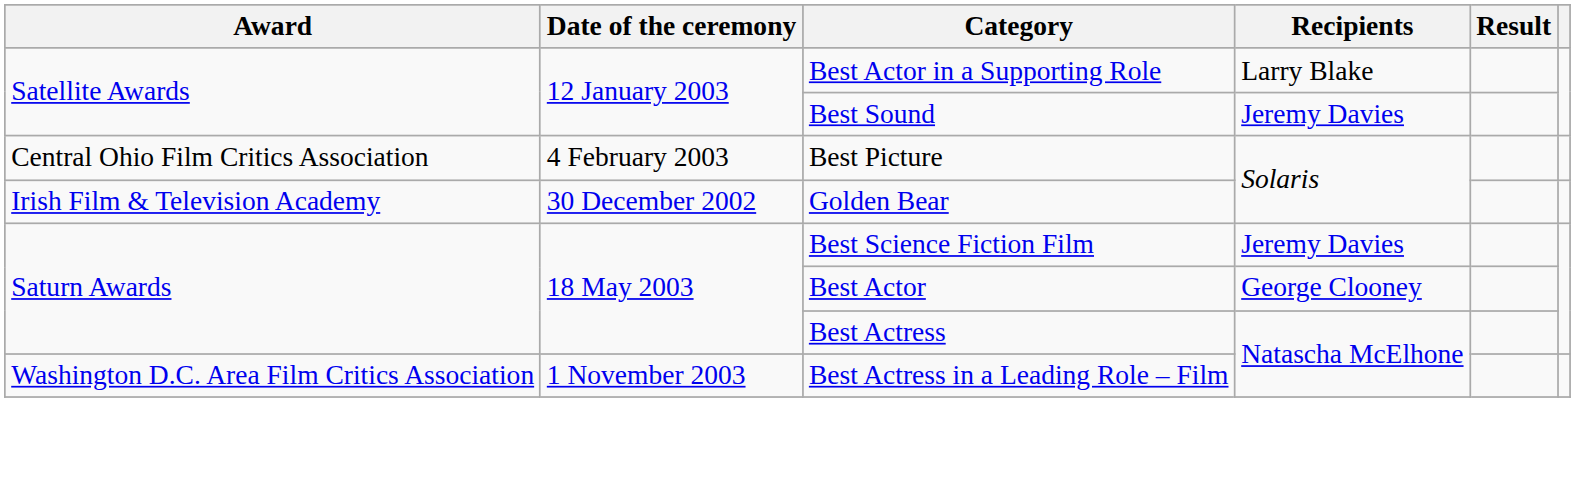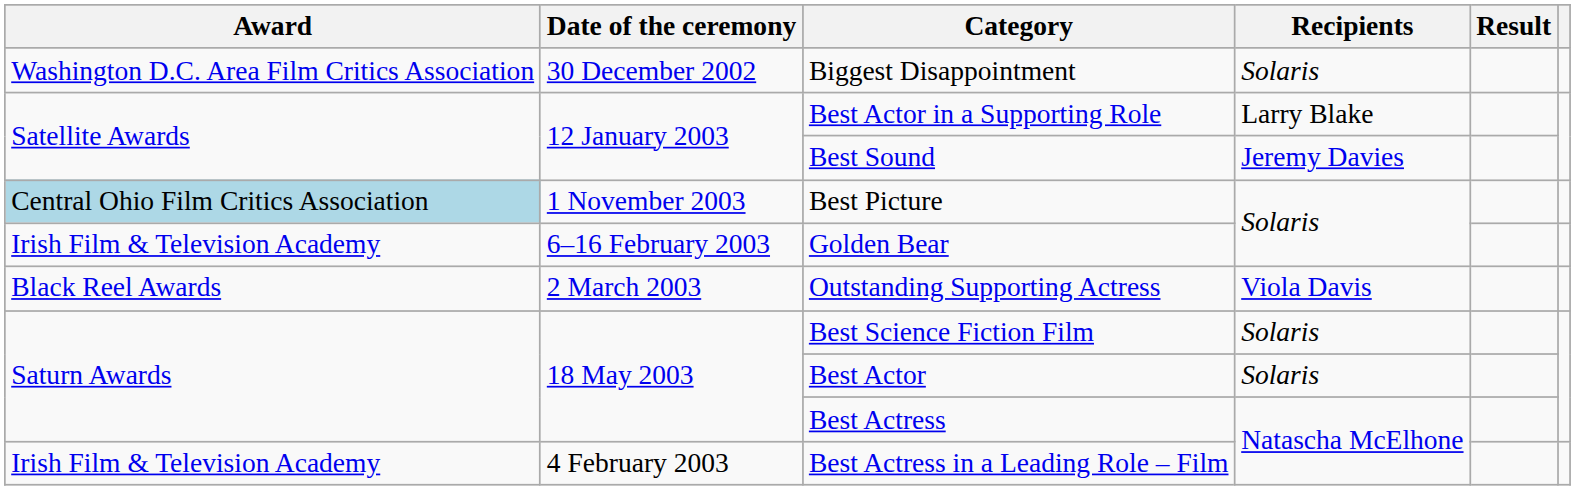+ row: (942, 69)
(220, 157) no background -> (220, 200) lightblue background
(638, 157) 4 February 2003 -> (646, 200) 1 November 2003
(652, 200) 30 December 2002 -> (658, 244) 6–16 February 2003
+ row: (985, 288)
(1323, 244) Jeremy Davies -> (1280, 331) Solaris
(1332, 288) George Clooney -> (1280, 375) Solaris
(273, 375) Washington D.C. Area Film Critics Association -> (196, 462) Irish Film & Television Academy
(646, 375) 1 November 2003 -> (638, 462) 4 February 2003
